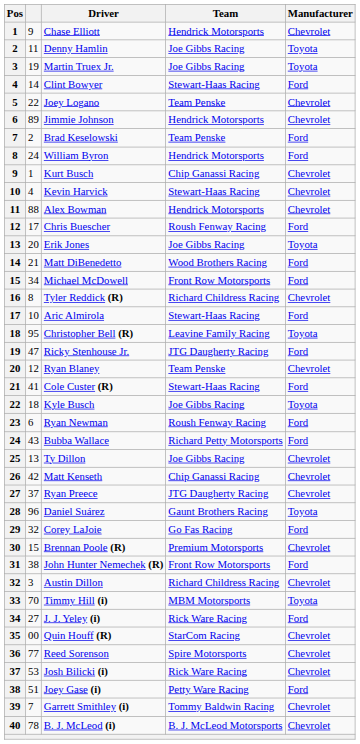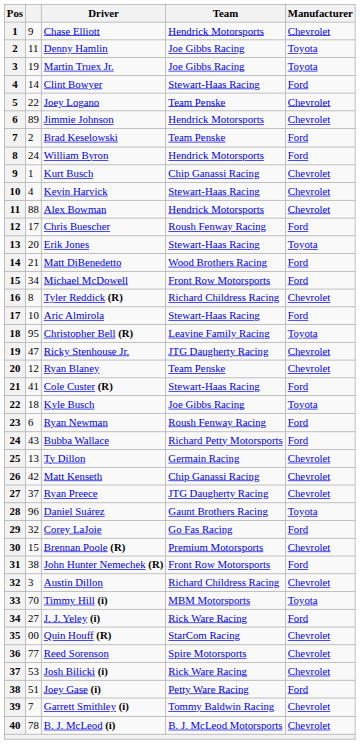(206, 244) Joe Gibbs Racing -> (214, 244) Stewart-Haas Racing
(298, 351) Ford -> (309, 351) Chevrolet
(206, 458) Joe Gibbs Racing -> (204, 458) Germain Racing
